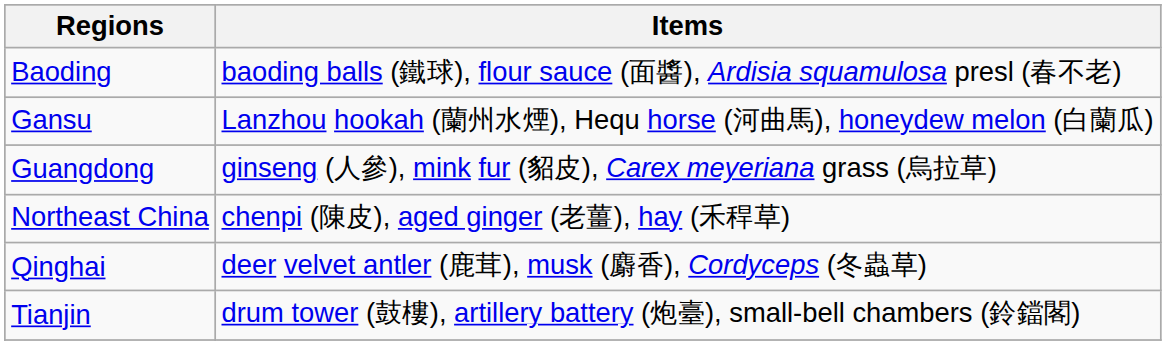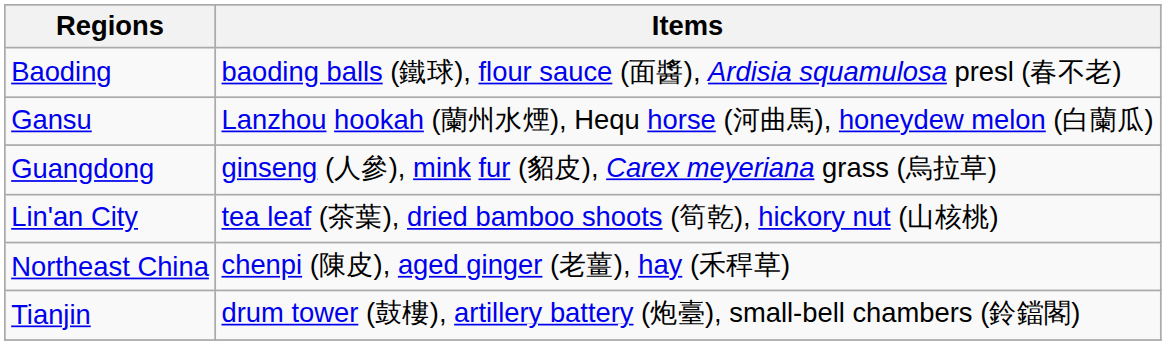+ row: (75, 217)
- row: (58, 266)
